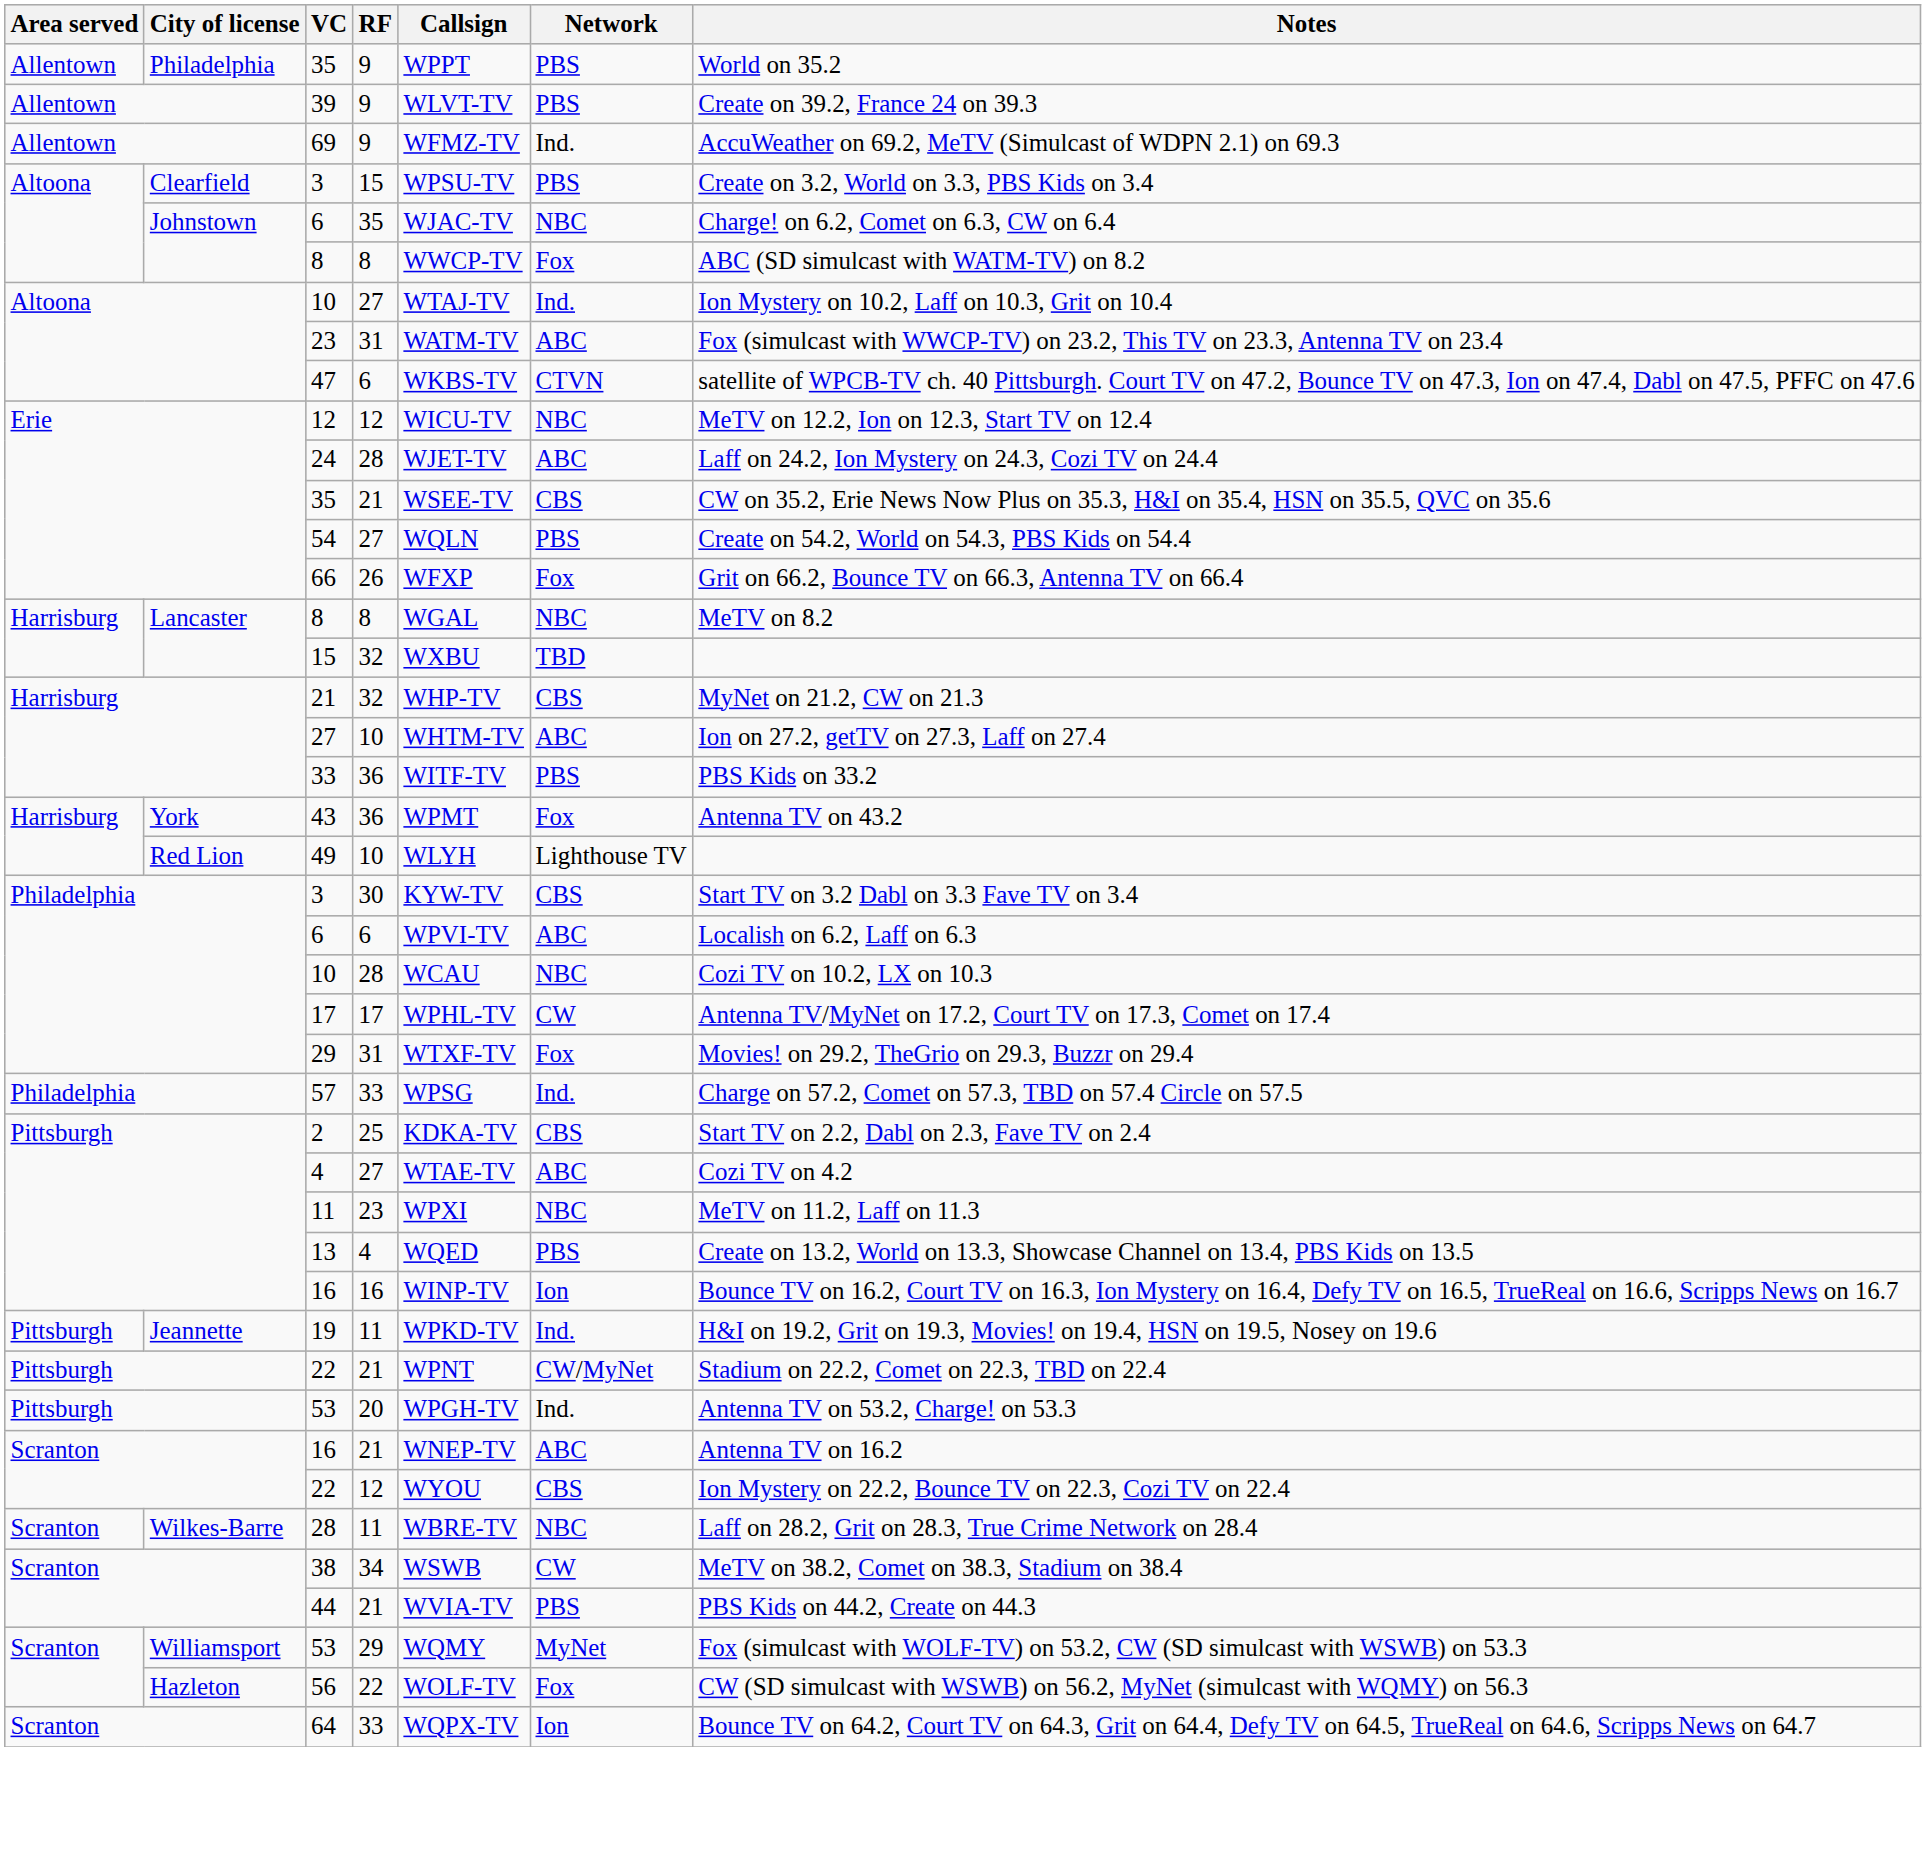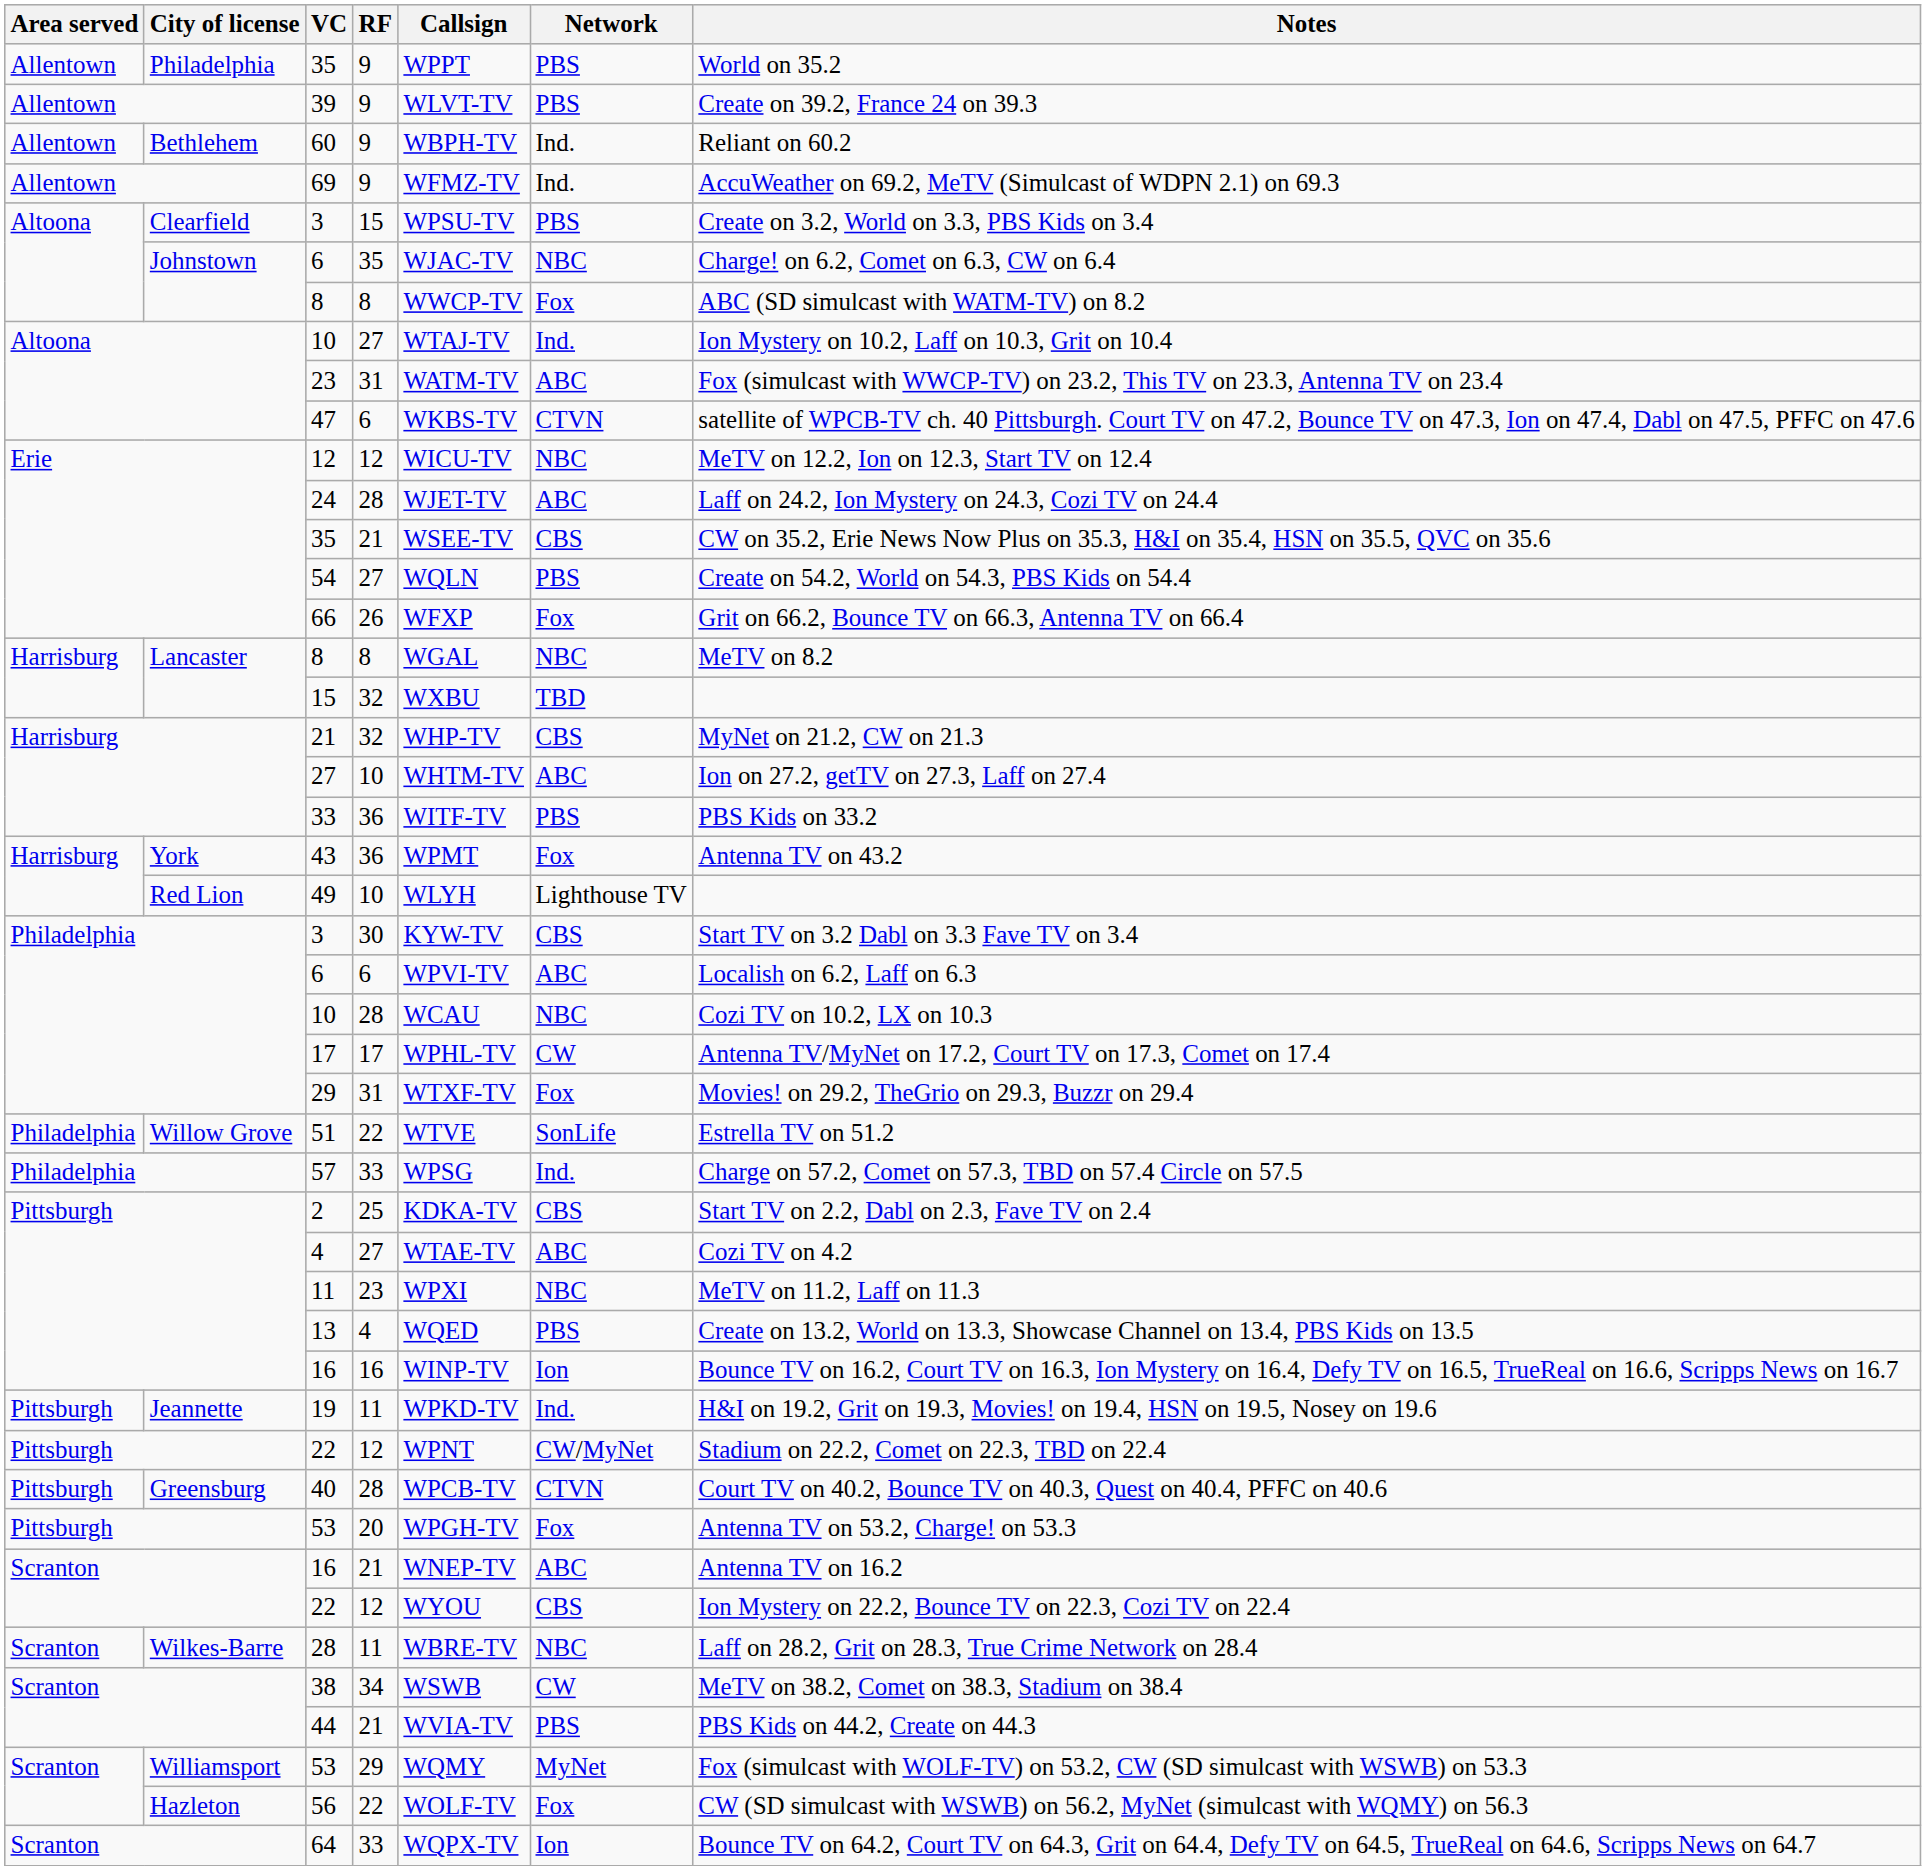+ row: (204, 143)
+ row: (221, 1132)
(371, 1370) 21 -> (371, 1449) 12
+ row: (208, 1488)
(555, 1409) Ind. -> (555, 1528) Fox
